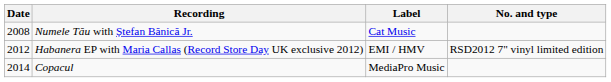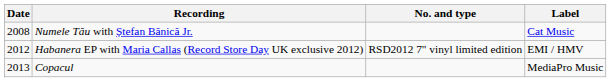columns swapped: (407, 13) <-> (527, 13)
(18, 67) 2014 -> (18, 67) 2013
